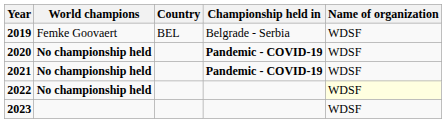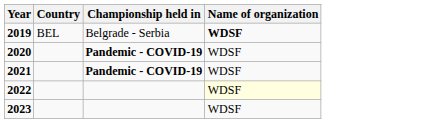- column: (94, 14)
(345, 33) normal -> (225, 33) bold
